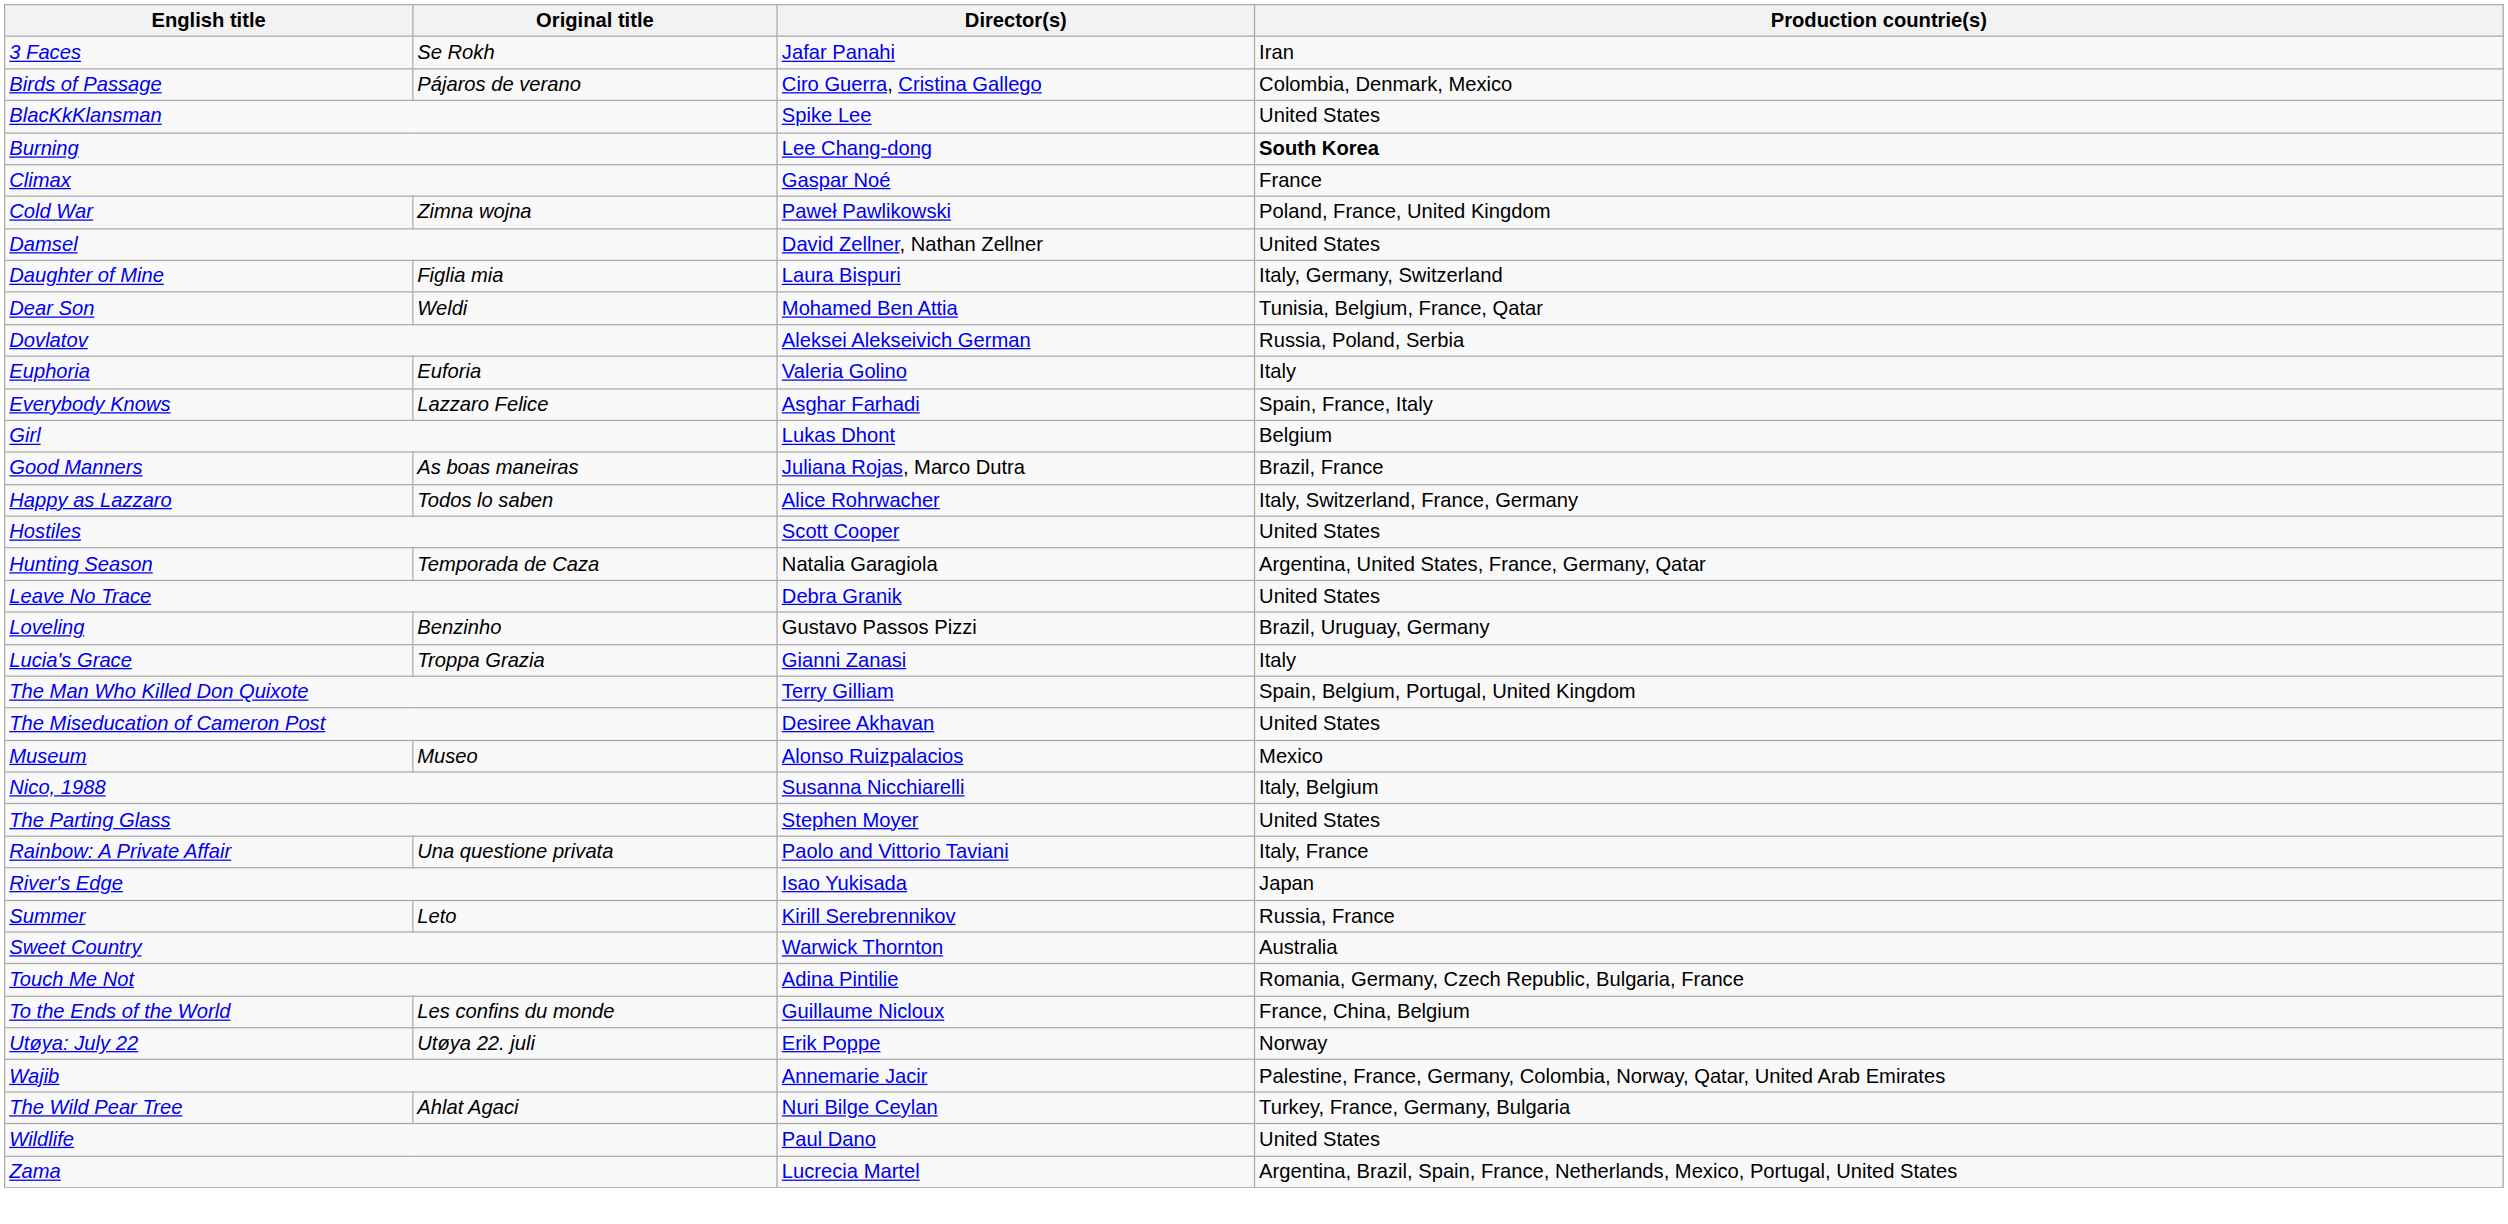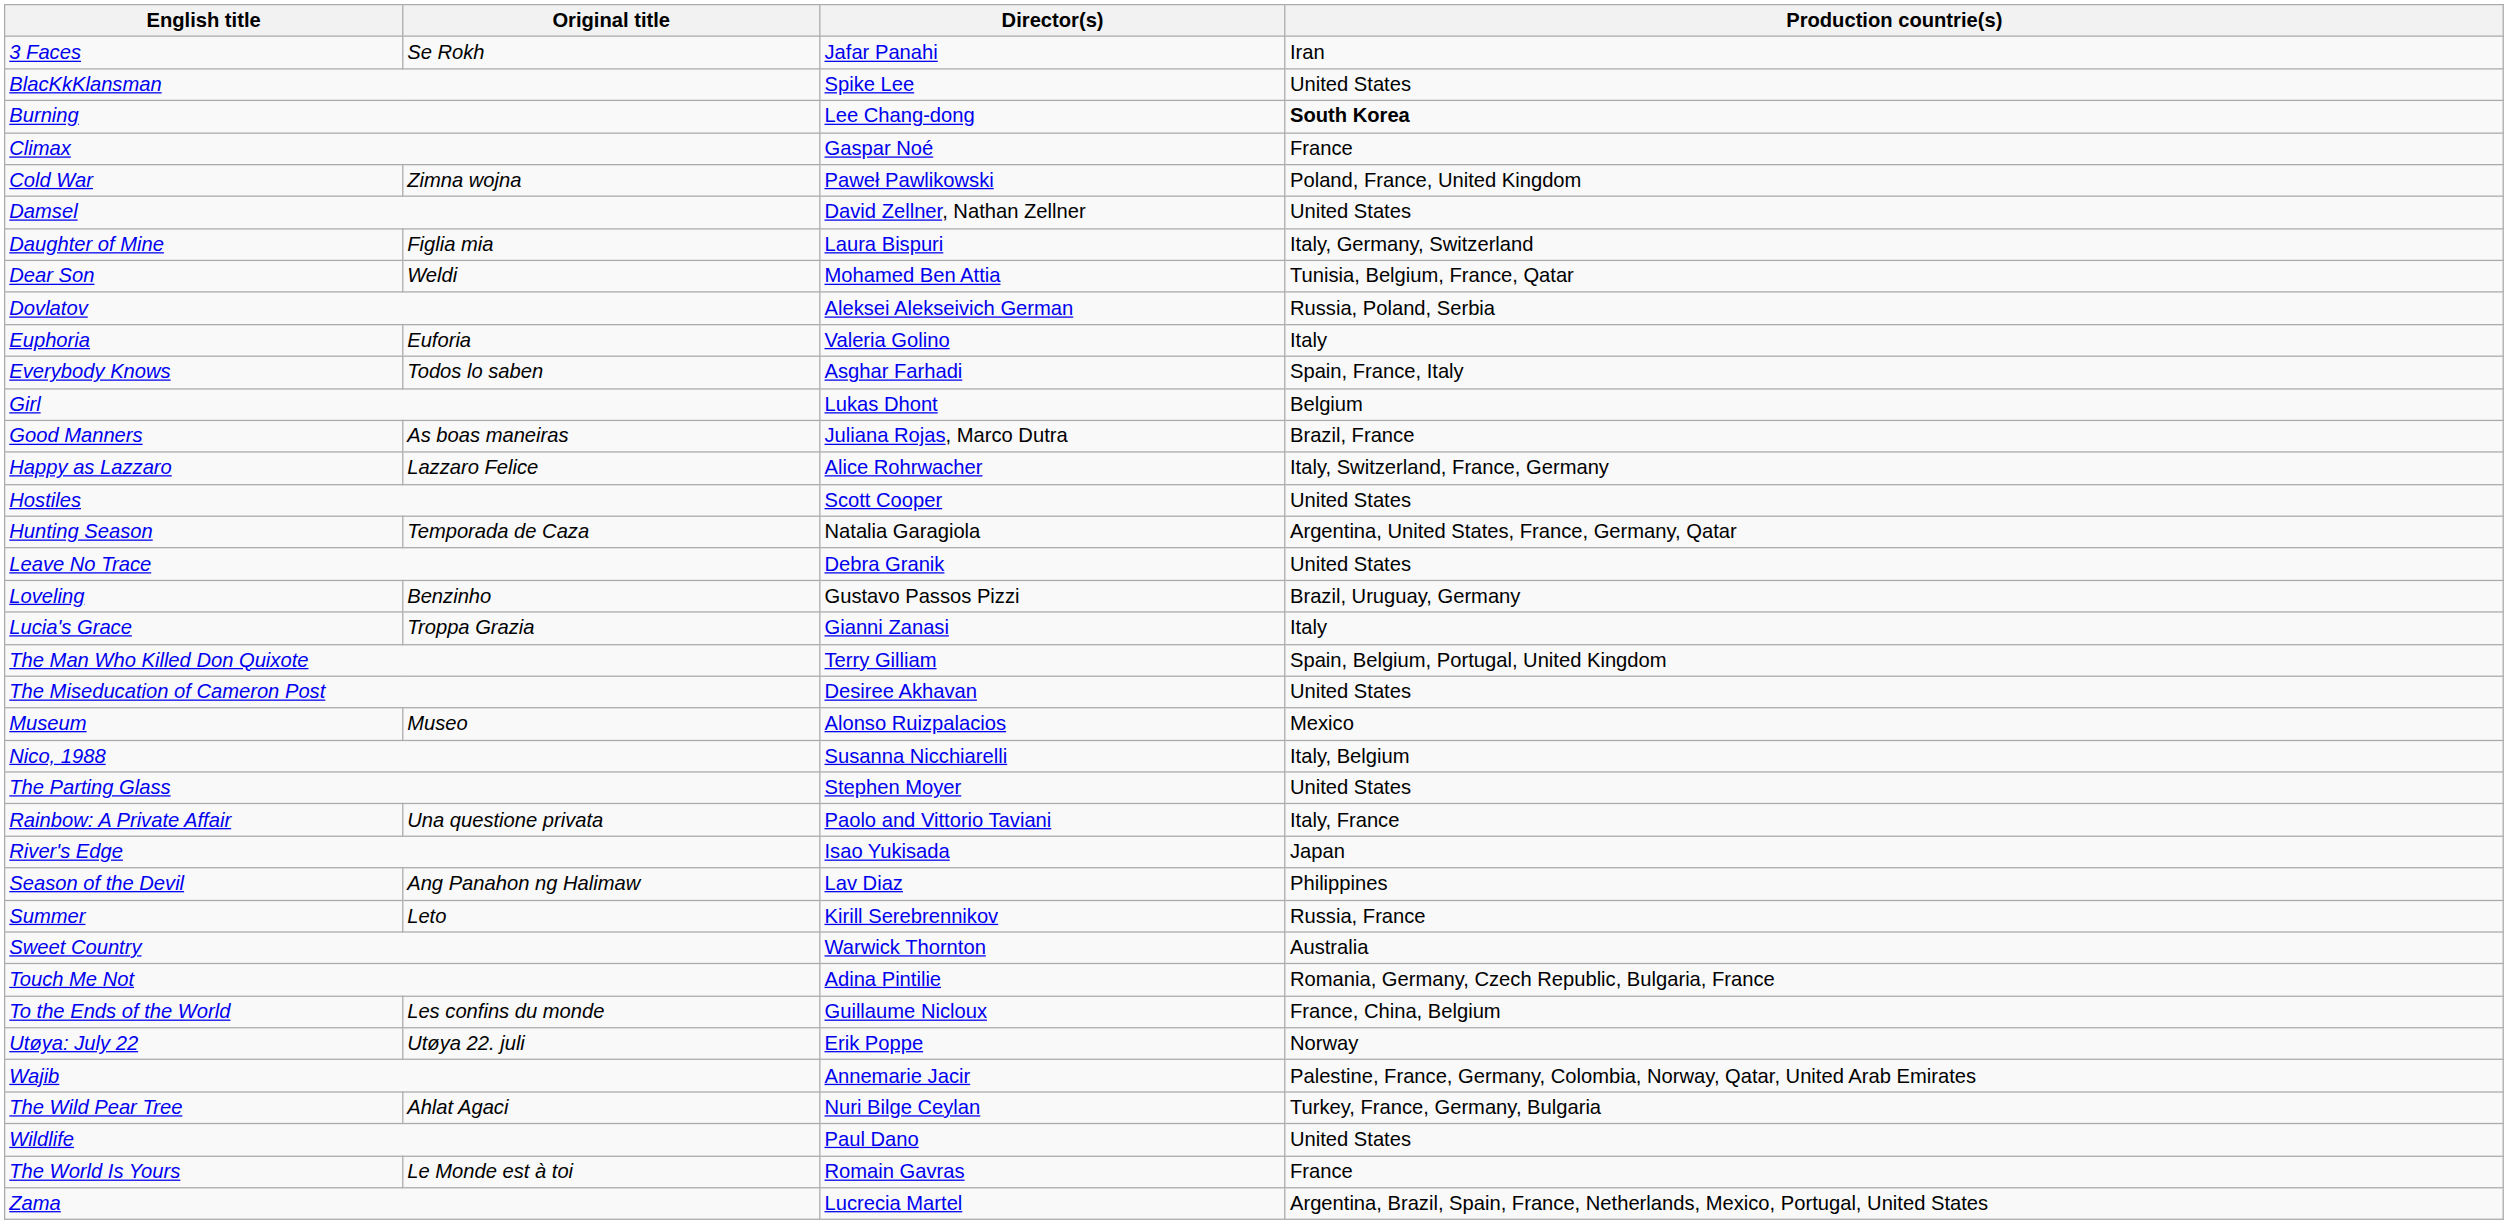- row: (85, 84)
(483, 404) Lazzaro Felice -> (475, 372) Todos lo saben
(485, 500) Todos lo saben -> (473, 468) Lazzaro Felice
+ row: (97, 883)
+ row: (95, 1171)
